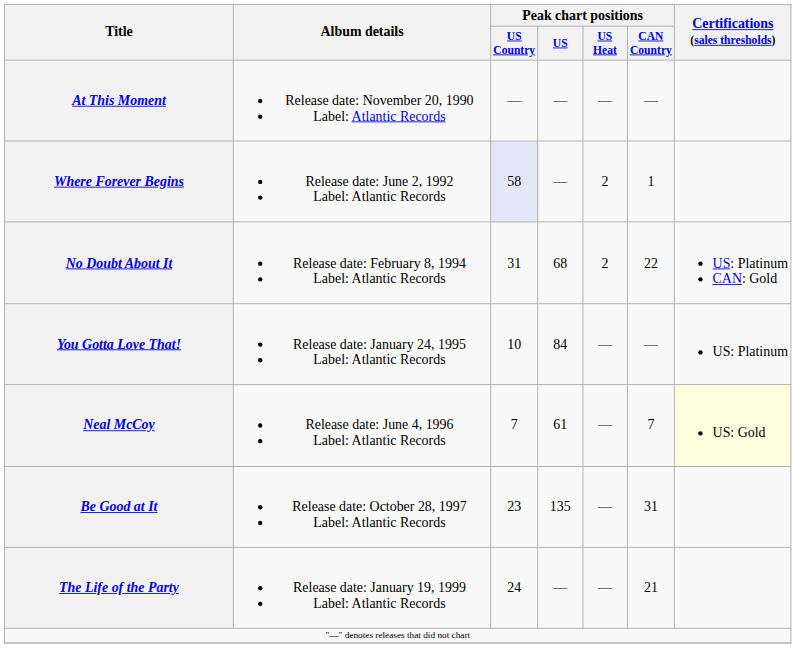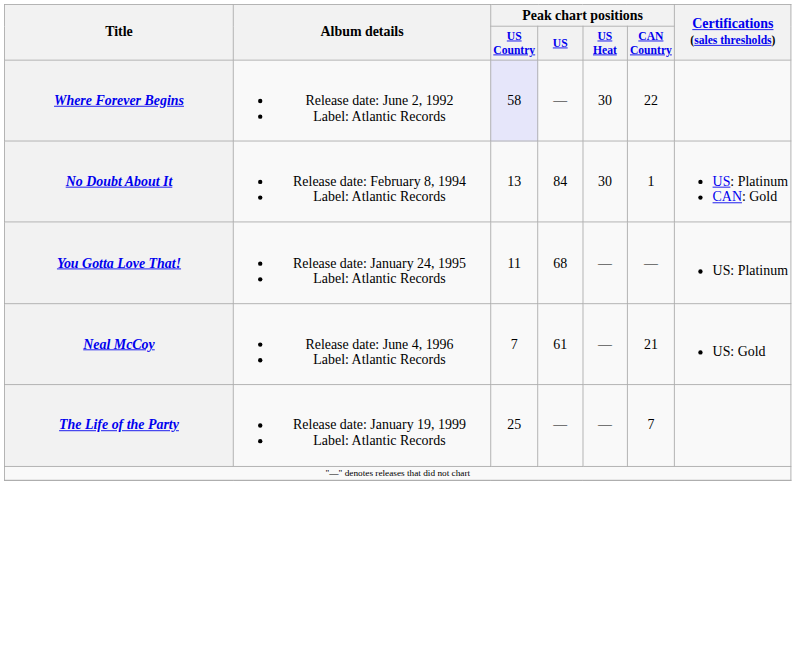- row: (119, 100)
(605, 181) 2 -> (605, 100) 30
(651, 181) 1 -> (651, 100) 22
(514, 262) 31 -> (514, 181) 13
(560, 262) 68 -> (560, 181) 84
(605, 262) 2 -> (605, 181) 30
(651, 262) 22 -> (651, 181) 1
(514, 344) 10 -> (514, 262) 11
(560, 344) 84 -> (560, 262) 68
(651, 425) 7 -> (651, 344) 21
(733, 433) lightyellow background -> (733, 352) no background
- row: (119, 506)
(514, 587) 24 -> (514, 425) 25
(651, 587) 21 -> (651, 425) 7
